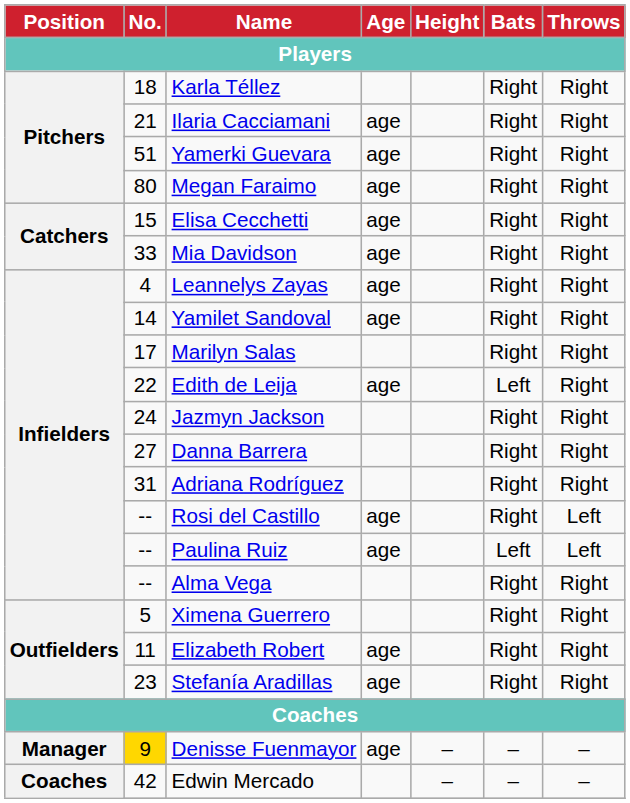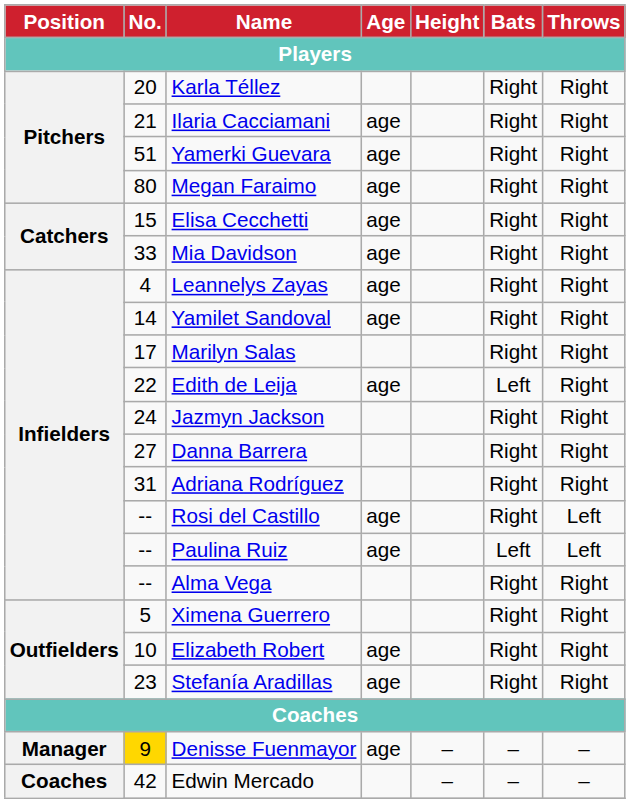(145, 88) 18 -> (145, 88) 20
(145, 649) 11 -> (145, 649) 10
